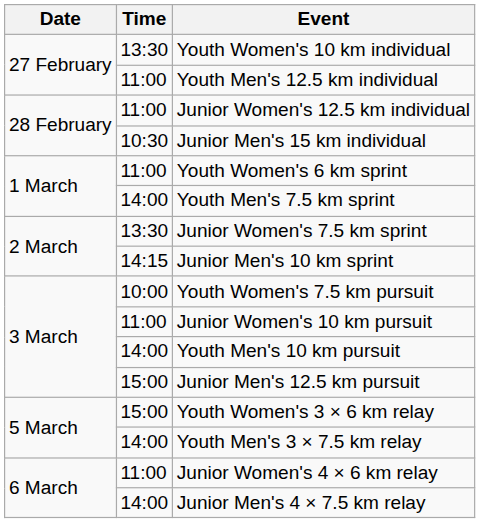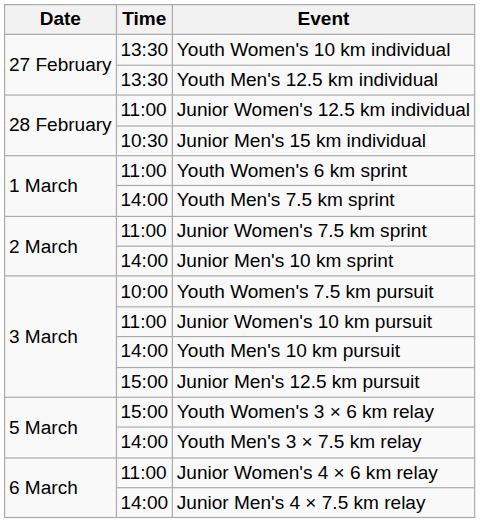(144, 79) 11:00 -> (144, 79) 13:30
(144, 230) 13:30 -> (144, 230) 11:00
(144, 261) 14:15 -> (144, 261) 14:00
